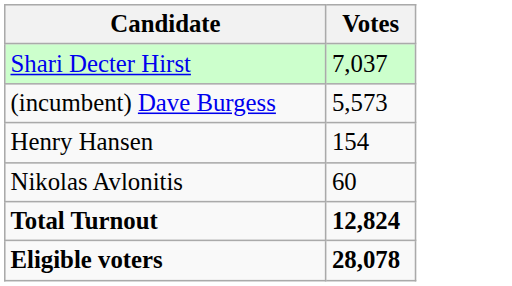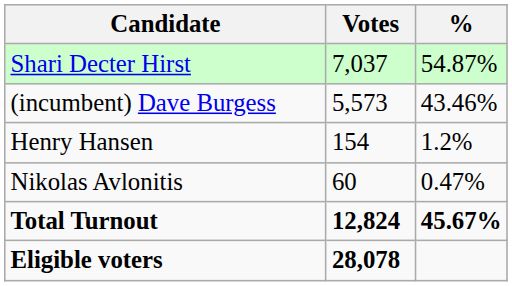+ column: (461, 24)
